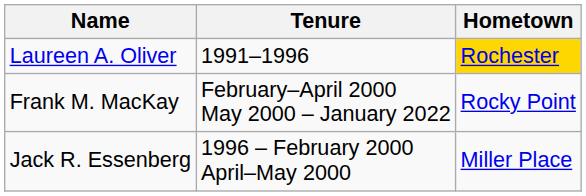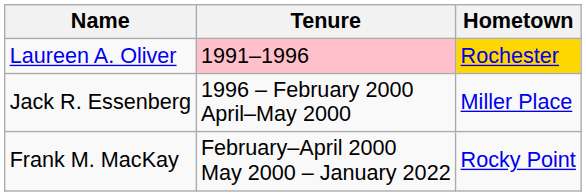(255, 55) no background -> (255, 55) pink background
rows swapped: (100, 160) <-> (94, 102)
